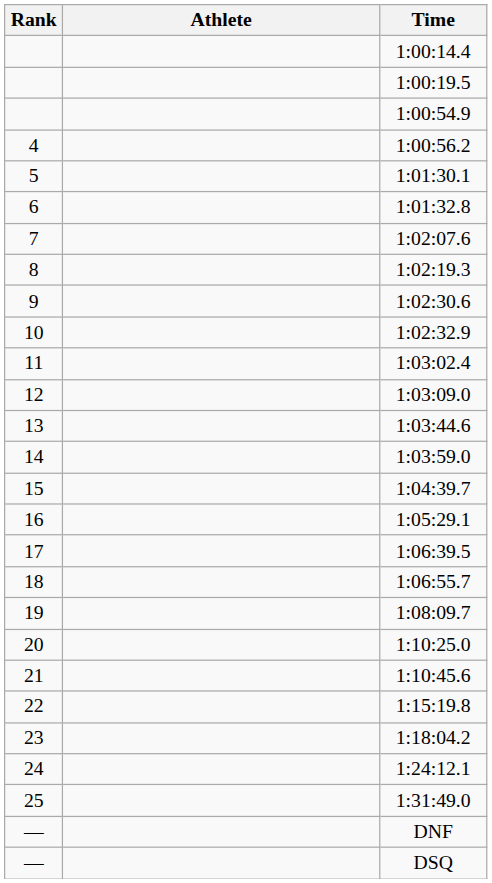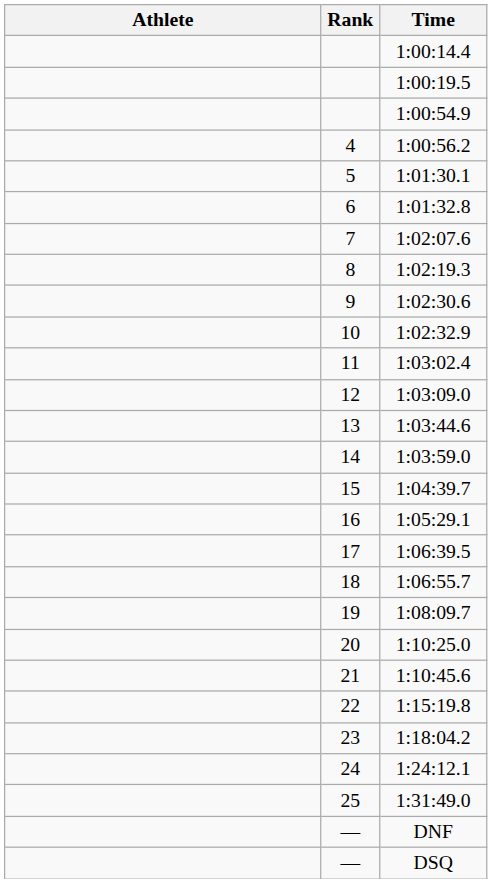columns swapped: (34, 20) <-> (221, 20)
